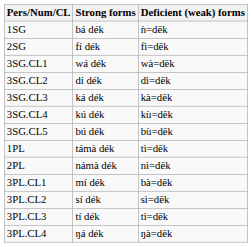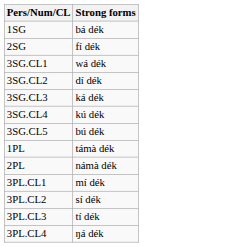- column: (193, 13)
